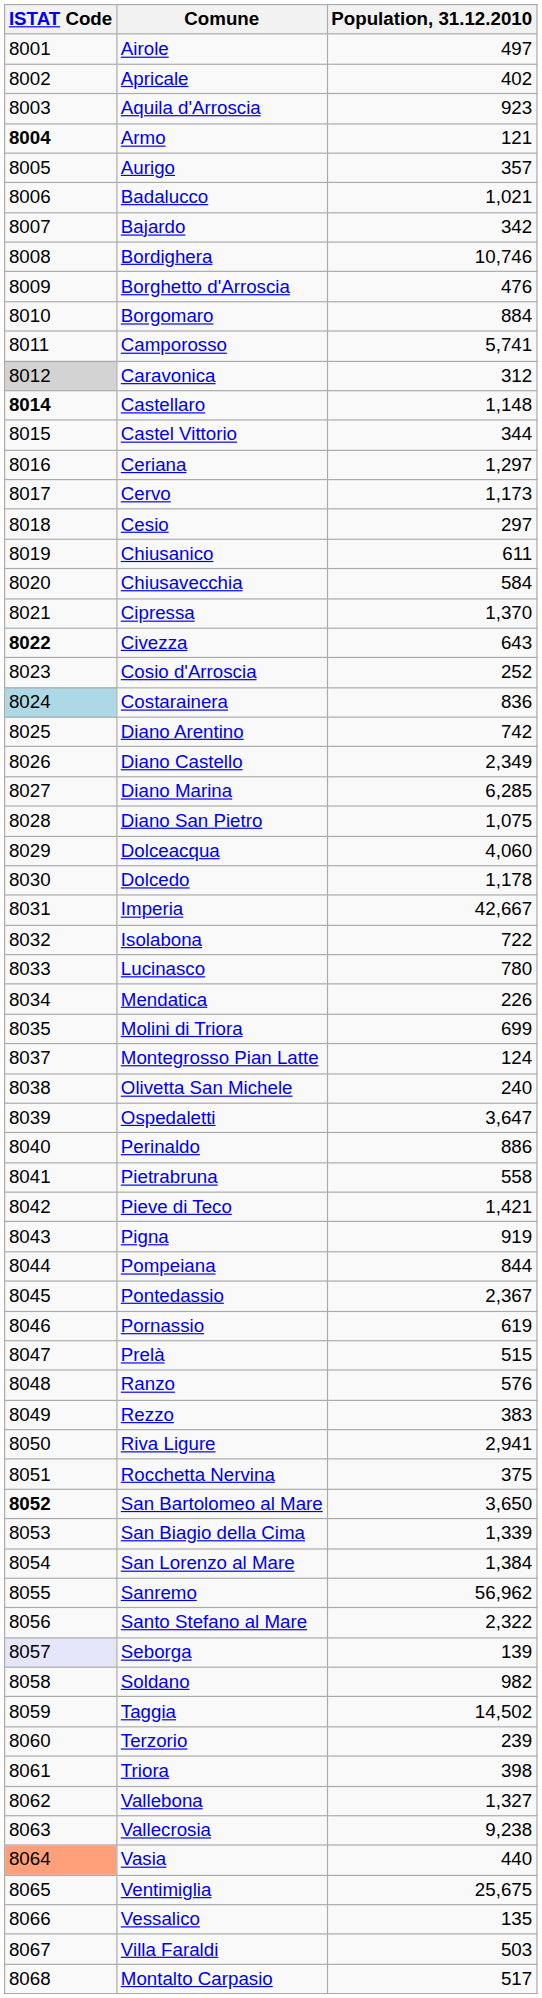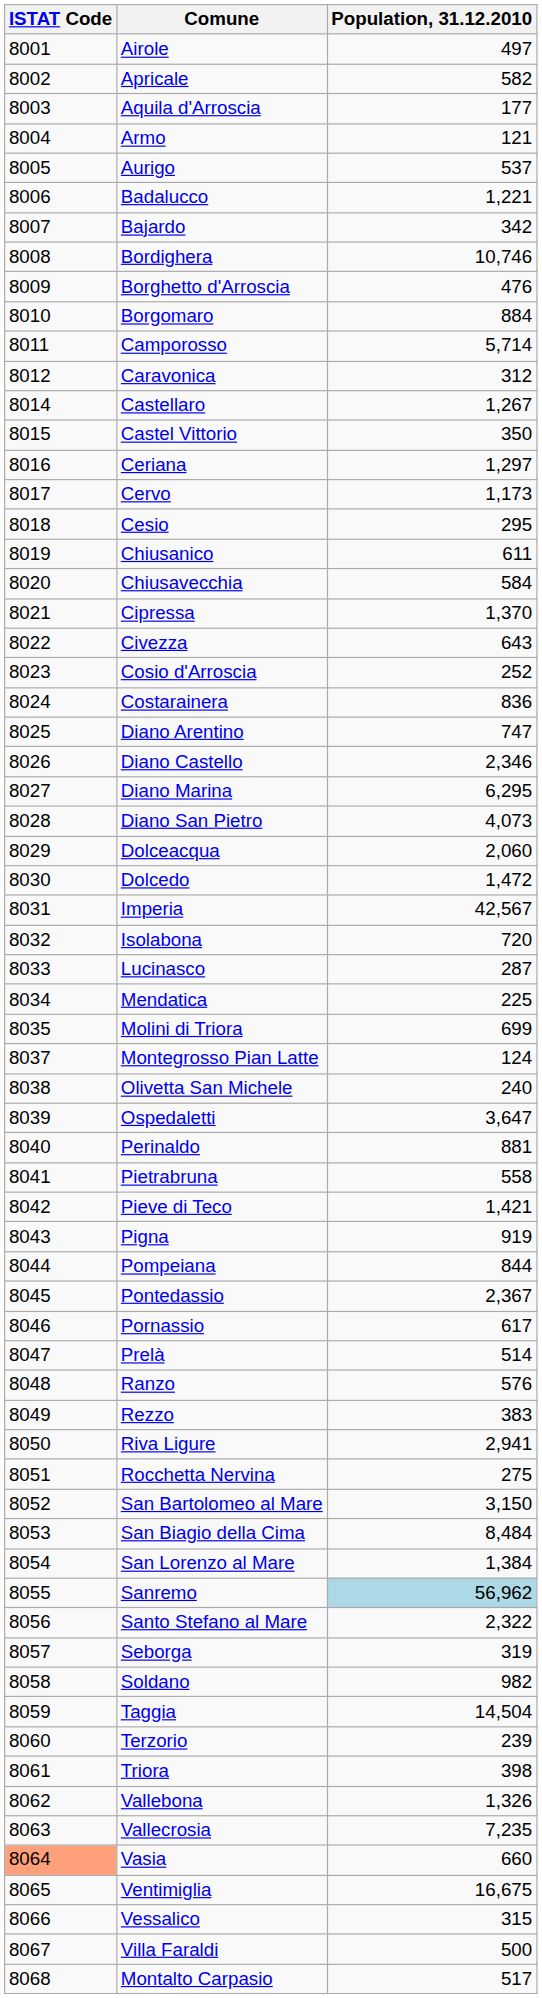(517, 78) 402 -> (517, 78) 582
(517, 108) 923 -> (517, 108) 177
(30, 138) bold -> (30, 138) normal
(517, 167) 357 -> (517, 167) 537
(509, 197) 1,021 -> (509, 197) 1,221
(509, 345) 5,741 -> (509, 345) 5,714
(30, 375) lightgrey background -> (30, 375) no background
(30, 405) bold -> (30, 405) normal
(509, 405) 1,148 -> (509, 405) 1,267
(517, 434) 344 -> (517, 434) 350
(517, 524) 297 -> (517, 524) 295
(30, 642) bold -> (30, 642) normal
(30, 702) lightblue background -> (30, 702) no background
(517, 731) 742 -> (517, 731) 747
(509, 761) 2,349 -> (509, 761) 2,346
(509, 791) 6,285 -> (509, 791) 6,295
(509, 820) 1,075 -> (509, 820) 4,073
(509, 850) 4,060 -> (509, 850) 2,060
(509, 880) 1,178 -> (509, 880) 1,472
(503, 910) 42,667 -> (503, 910) 42,567
(517, 939) 722 -> (517, 939) 720
(517, 969) 780 -> (517, 969) 287
(517, 999) 226 -> (517, 999) 225
(517, 1147) 886 -> (517, 1147) 881
(517, 1325) 619 -> (517, 1325) 617
(517, 1355) 515 -> (517, 1355) 514
(517, 1474) 375 -> (517, 1474) 275
(30, 1503) bold -> (30, 1503) normal
(509, 1503) 3,650 -> (509, 1503) 3,150
(509, 1533) 1,339 -> (509, 1533) 8,484
(503, 1592) no background -> (503, 1592) lightblue background
(30, 1652) lavender background -> (30, 1652) no background
(517, 1652) 139 -> (517, 1652) 319
(503, 1711) 14,502 -> (503, 1711) 14,504
(509, 1800) 1,327 -> (509, 1800) 1,326
(509, 1830) 9,238 -> (509, 1830) 7,235
(517, 1860) 440 -> (517, 1860) 660
(503, 1889) 25,675 -> (503, 1889) 16,675
(517, 1919) 135 -> (517, 1919) 315
(517, 1949) 503 -> (517, 1949) 500
